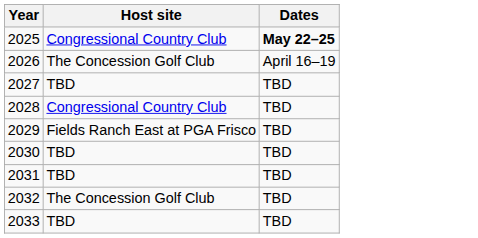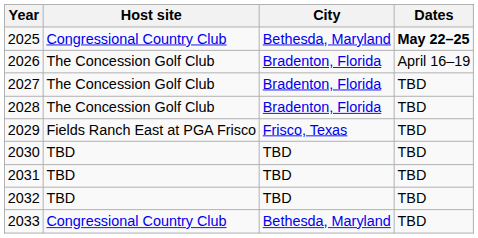+ column: (327, 15)
(61, 84) TBD -> (130, 84) The Concession Golf Club
(136, 107) Congressional Country Club -> (130, 107) The Concession Golf Club
(130, 198) The Concession Golf Club -> (61, 198) TBD
(61, 221) TBD -> (136, 221) Congressional Country Club
